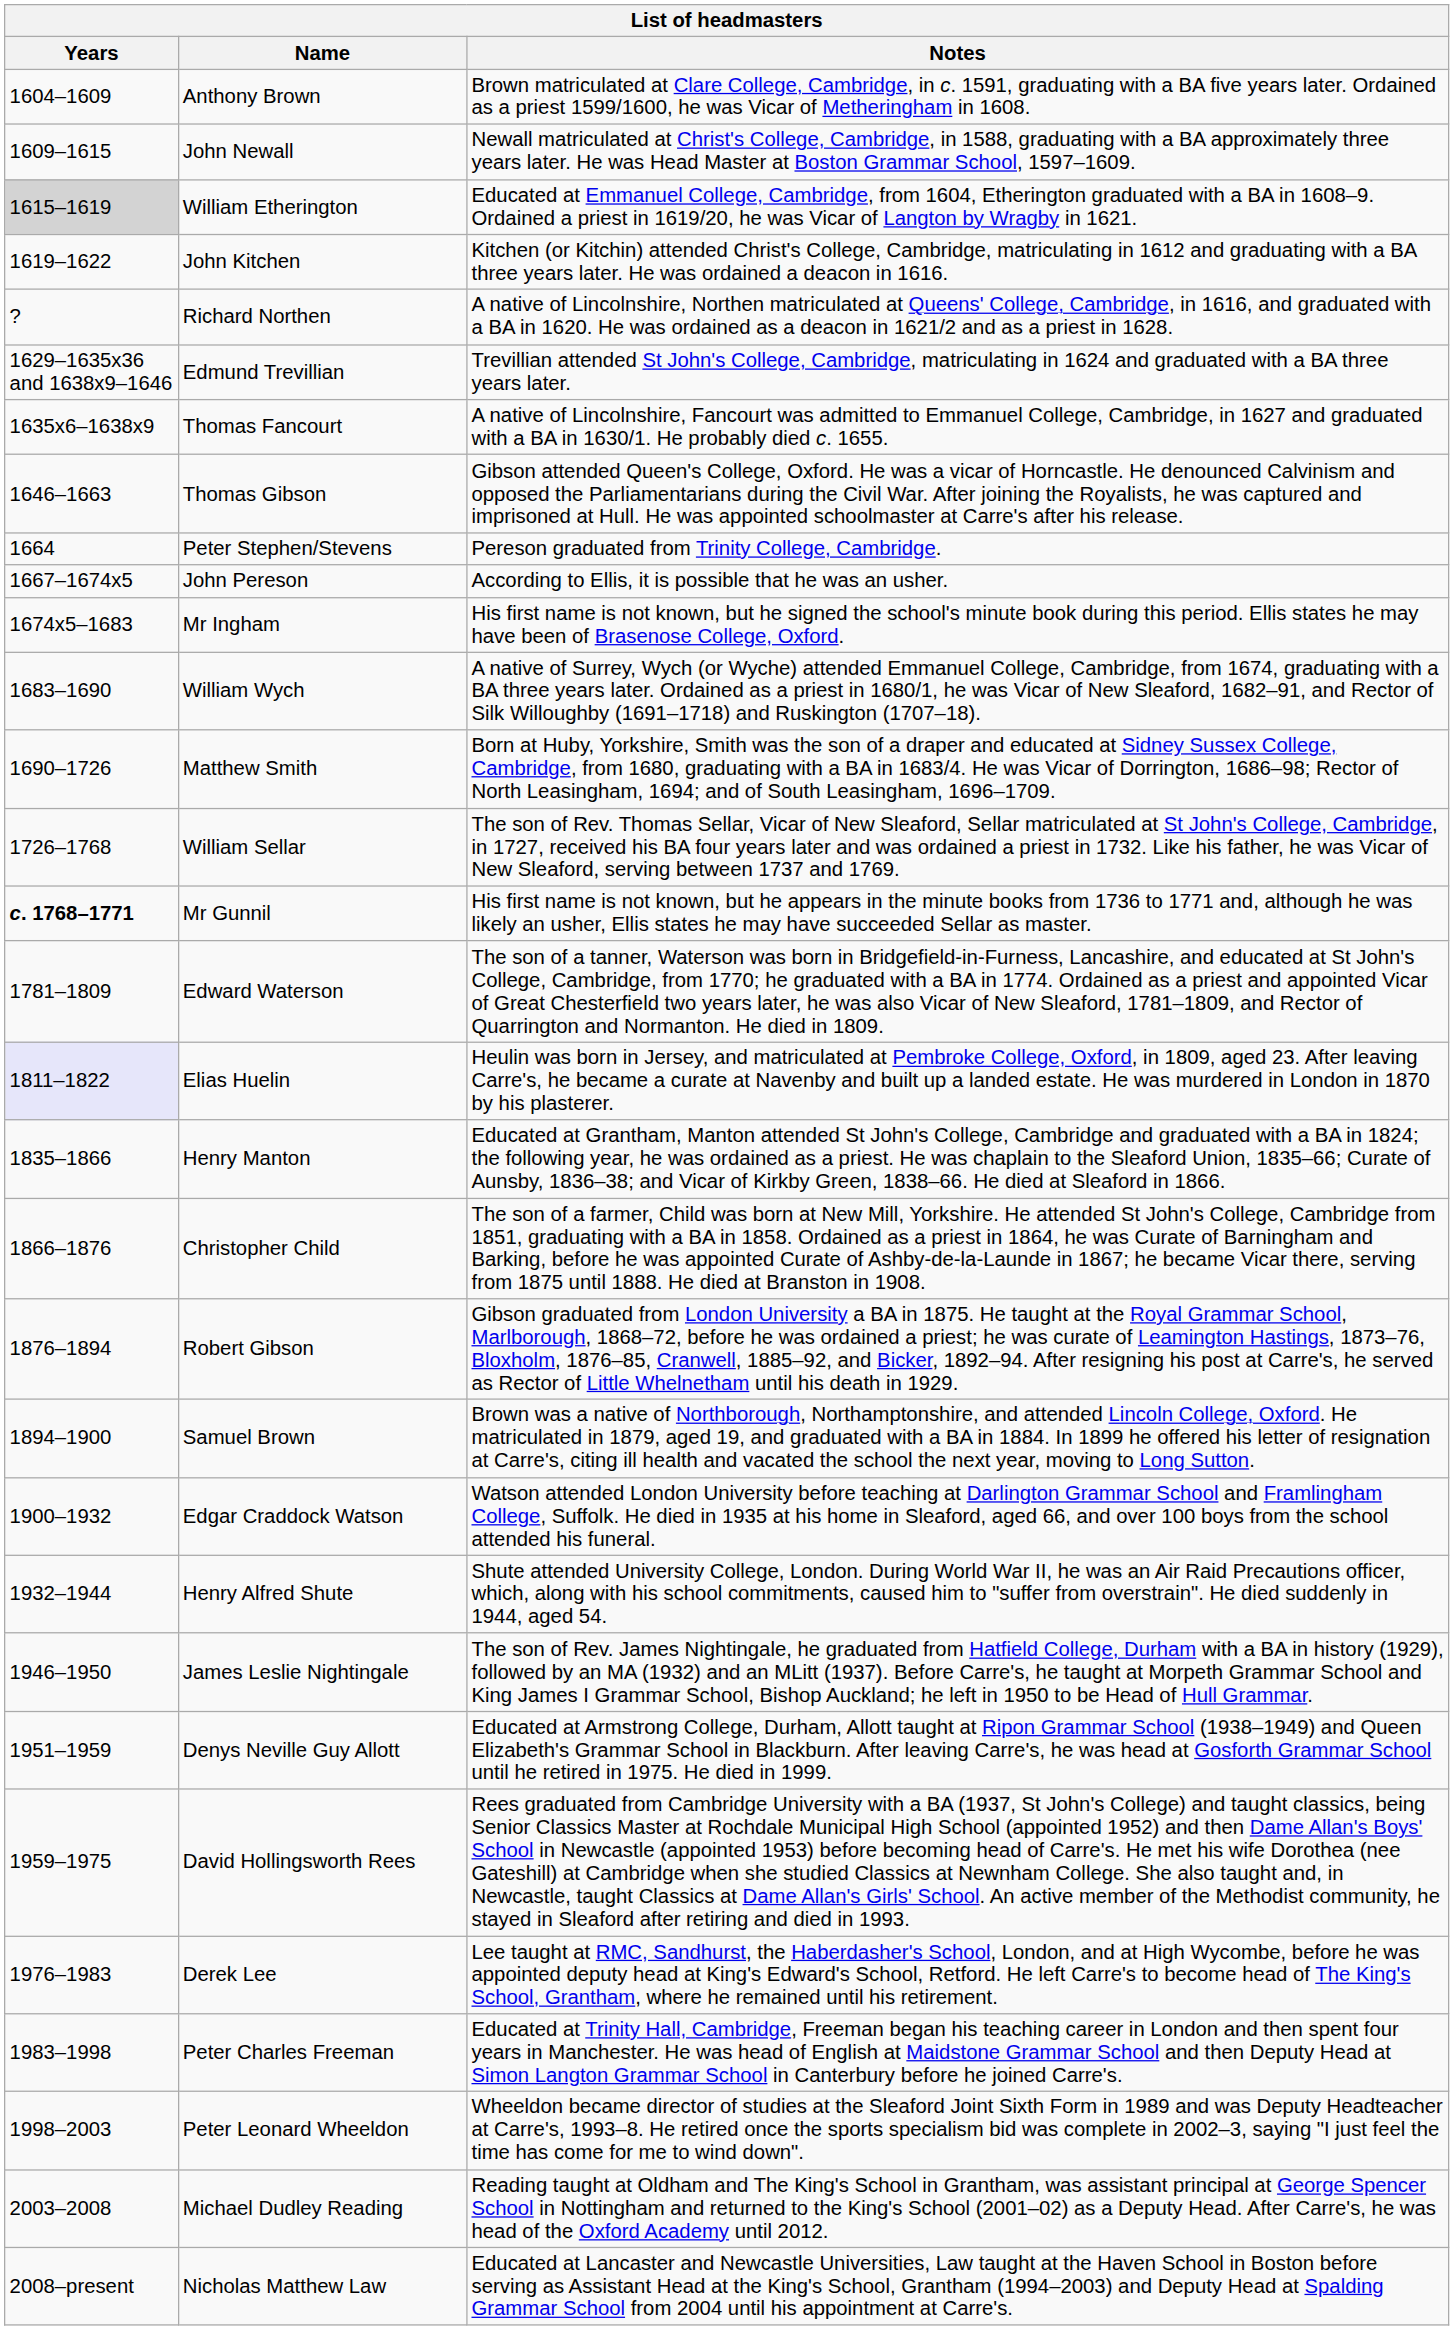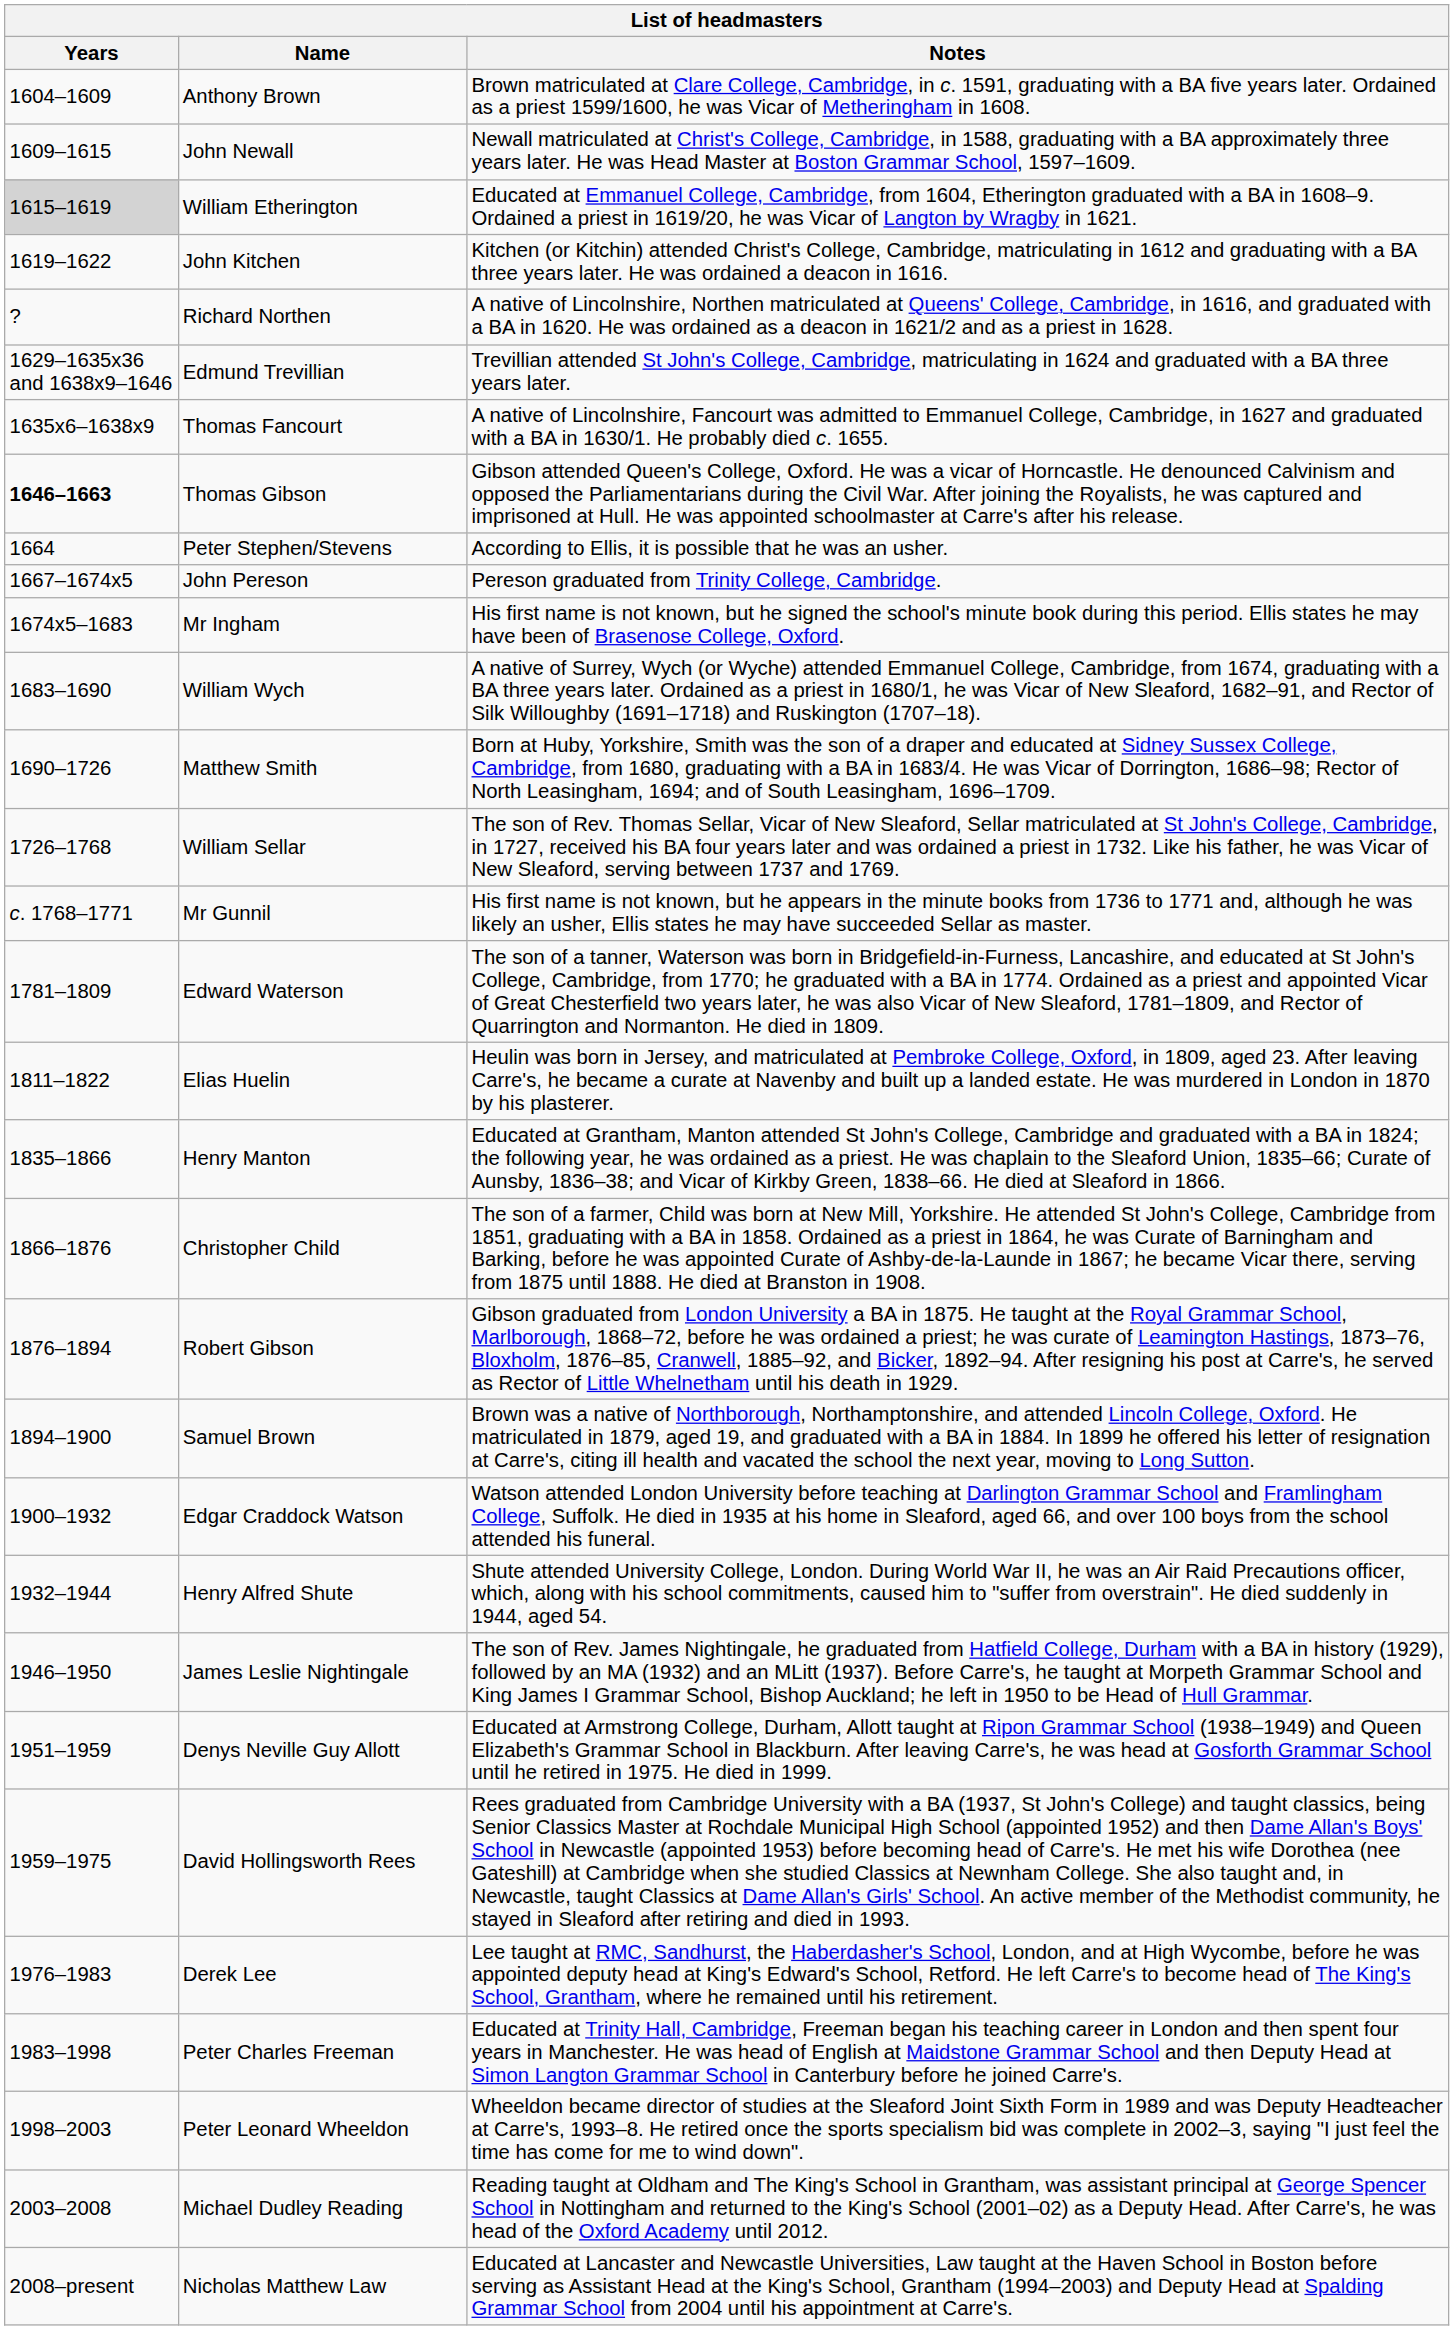(60, 493) normal -> (60, 493) bold
(706, 548) Pereson graduated from Trinity College, Cambridge. -> (710, 548) According to Ellis, it is possible that he was an usher.
(710, 580) According to Ellis, it is possible that he was an usher. -> (706, 580) Pereson graduated from Trinity College, Cambridge.
(72, 913) bold -> (71, 913) normal
(60, 1080) lavender background -> (60, 1080) no background
